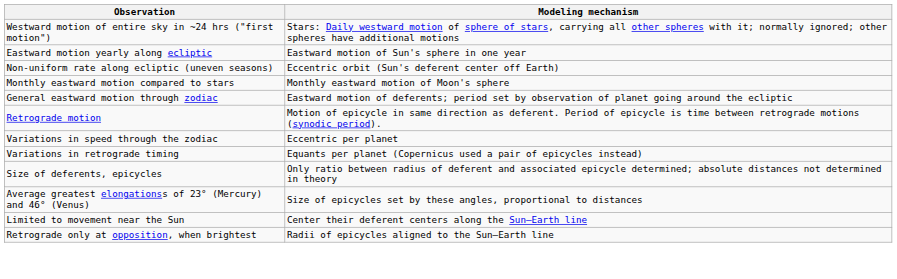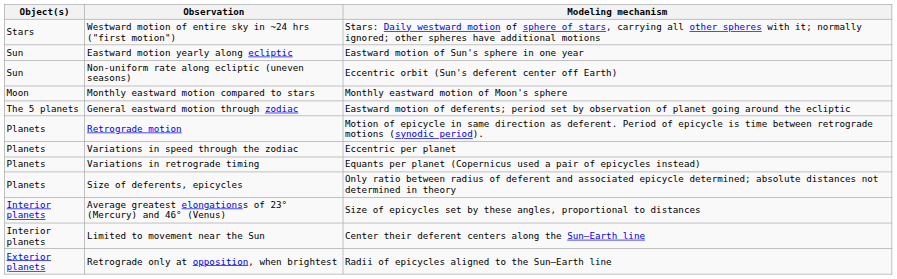+ column: (45, 12)
